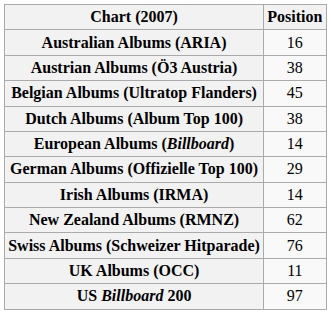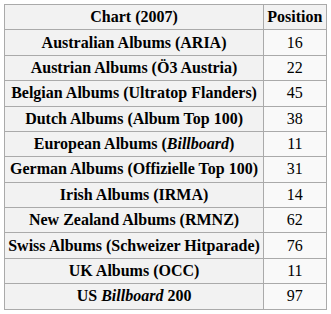(295, 67) 38 -> (295, 67) 22
(295, 144) 14 -> (295, 144) 11
(295, 169) 29 -> (295, 169) 31
